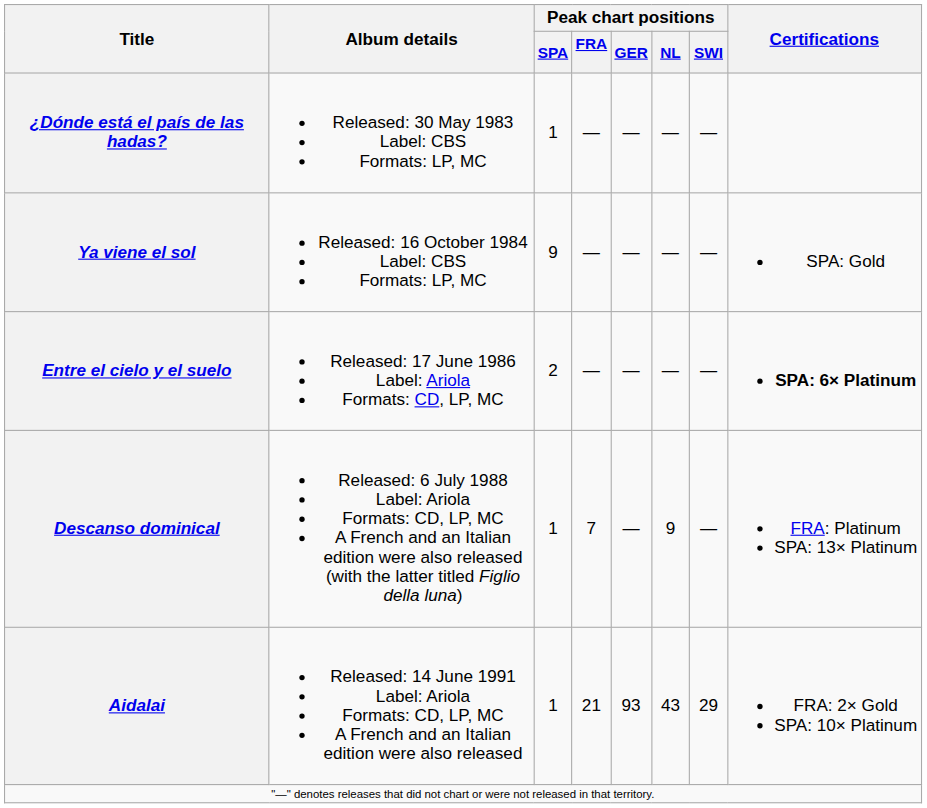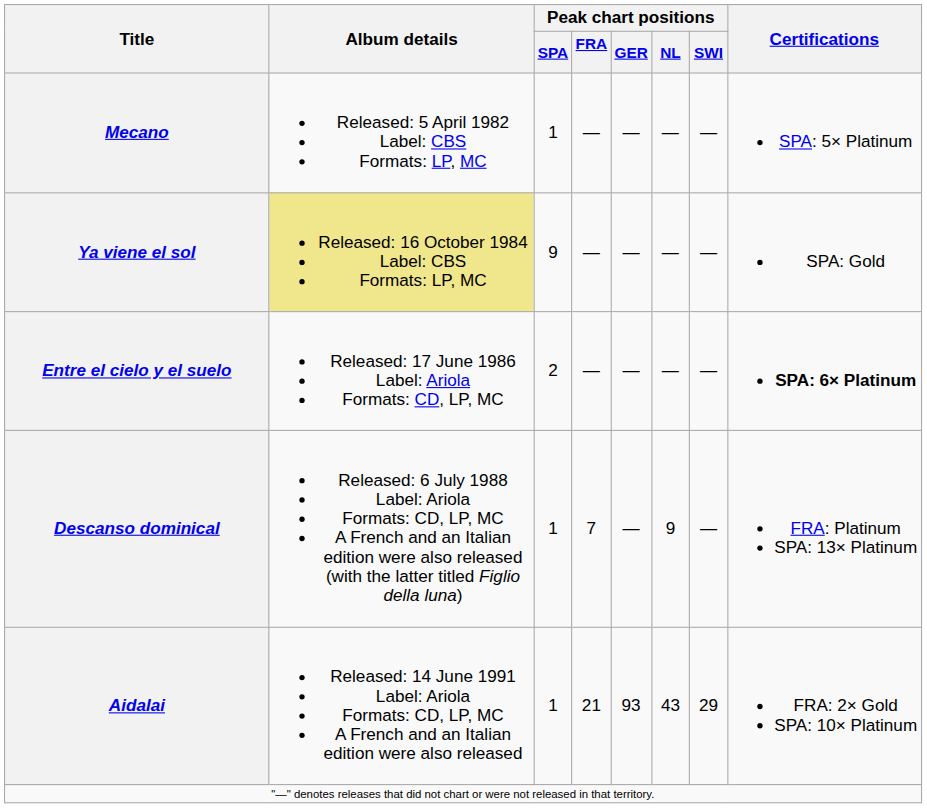+ row: (137, 132)
- row: (137, 132)
(402, 262) no background -> (402, 262) khaki background
